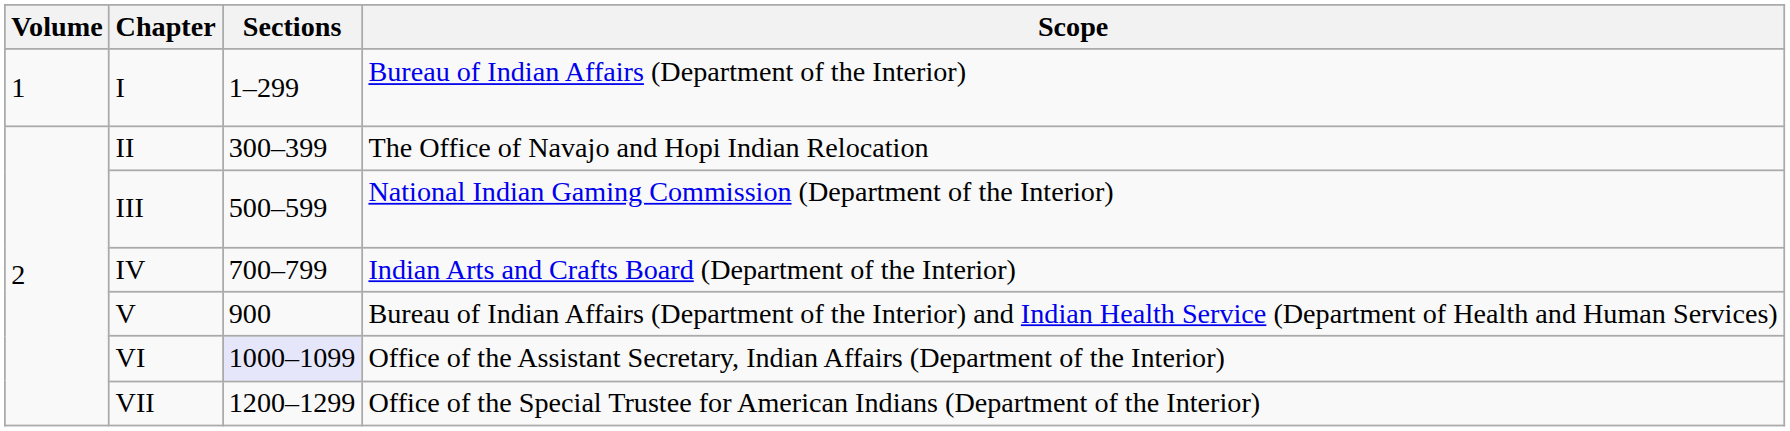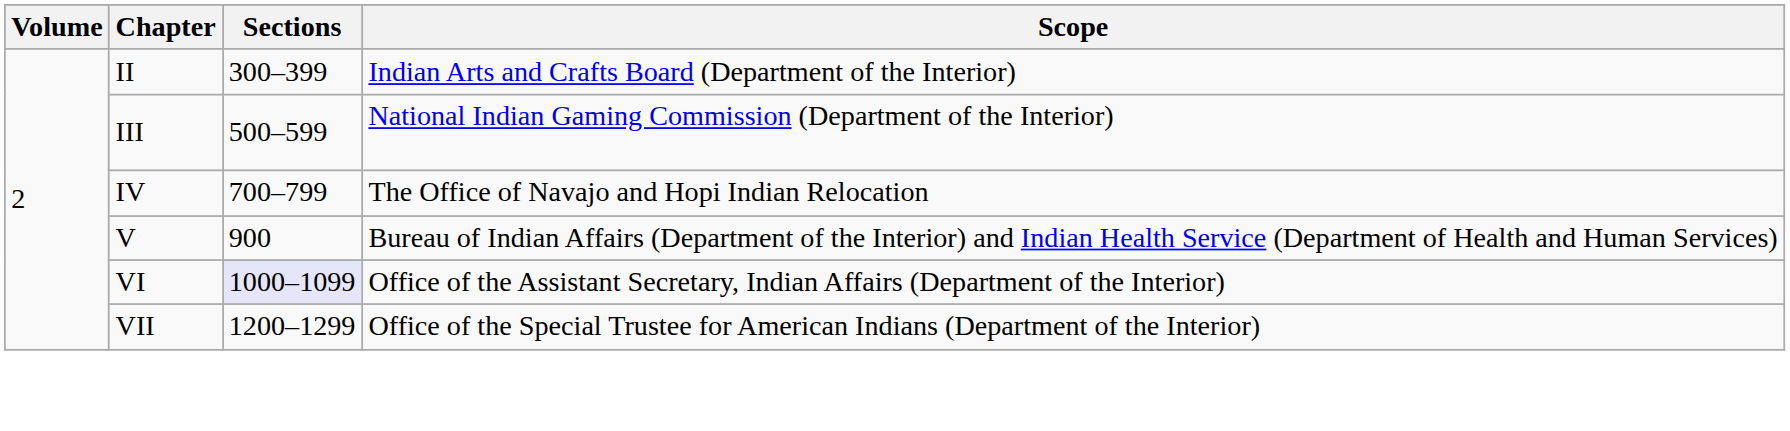- row: (120, 87)
(649, 147) The Office of Navajo and Hopi Indian Relocation -> (692, 71) Indian Arts and Crafts Board (Department of the Interior)
(692, 268) Indian Arts and Crafts Board (Department of the Interior) -> (649, 192) The Office of Navajo and Hopi Indian Relocation
